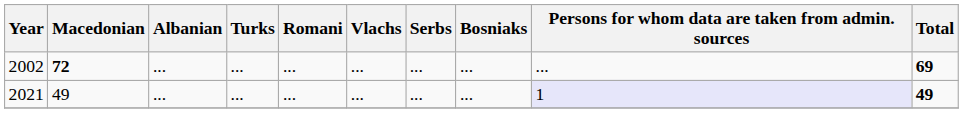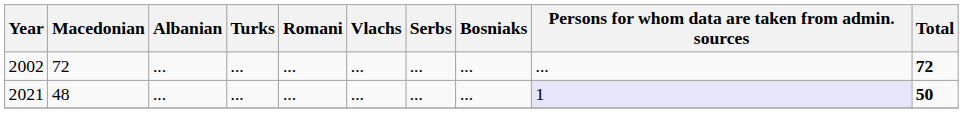(61, 66) bold -> (61, 66) normal
(925, 66) 69 -> (925, 66) 72
(61, 94) 49 -> (61, 94) 48
(925, 94) 49 -> (925, 94) 50
